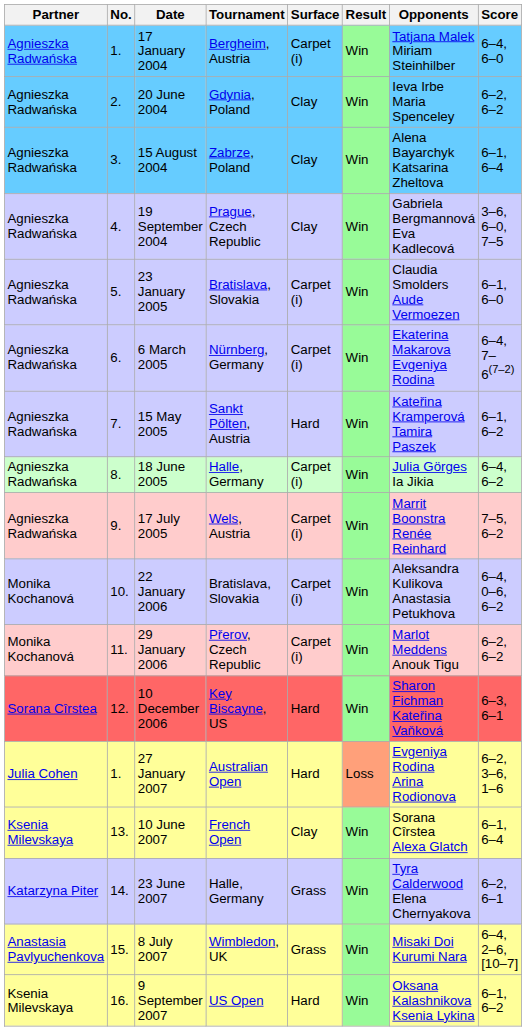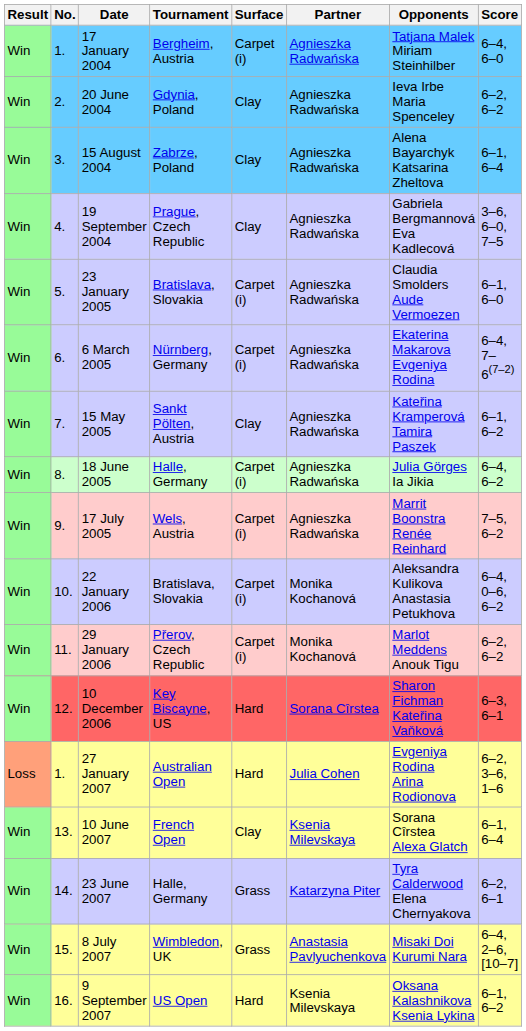columns swapped: (366, 15) <-> (56, 15)
(305, 423) Hard -> (248, 423) Clay
